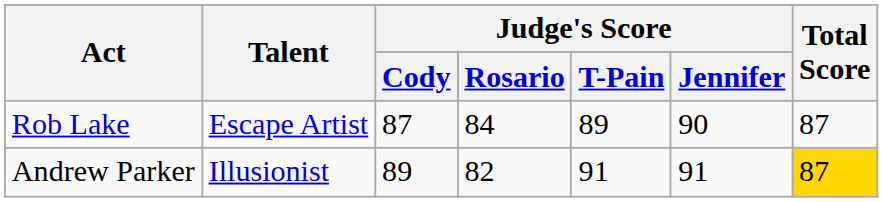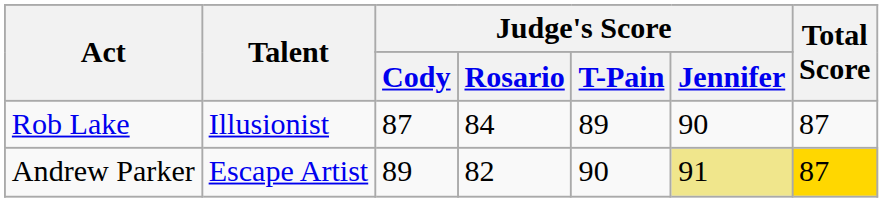(288, 123) Escape Artist -> (269, 123) Illusionist
(269, 171) Illusionist -> (288, 171) Escape Artist
(594, 171) 91 -> (594, 171) 90
(693, 171) no background -> (693, 171) khaki background
